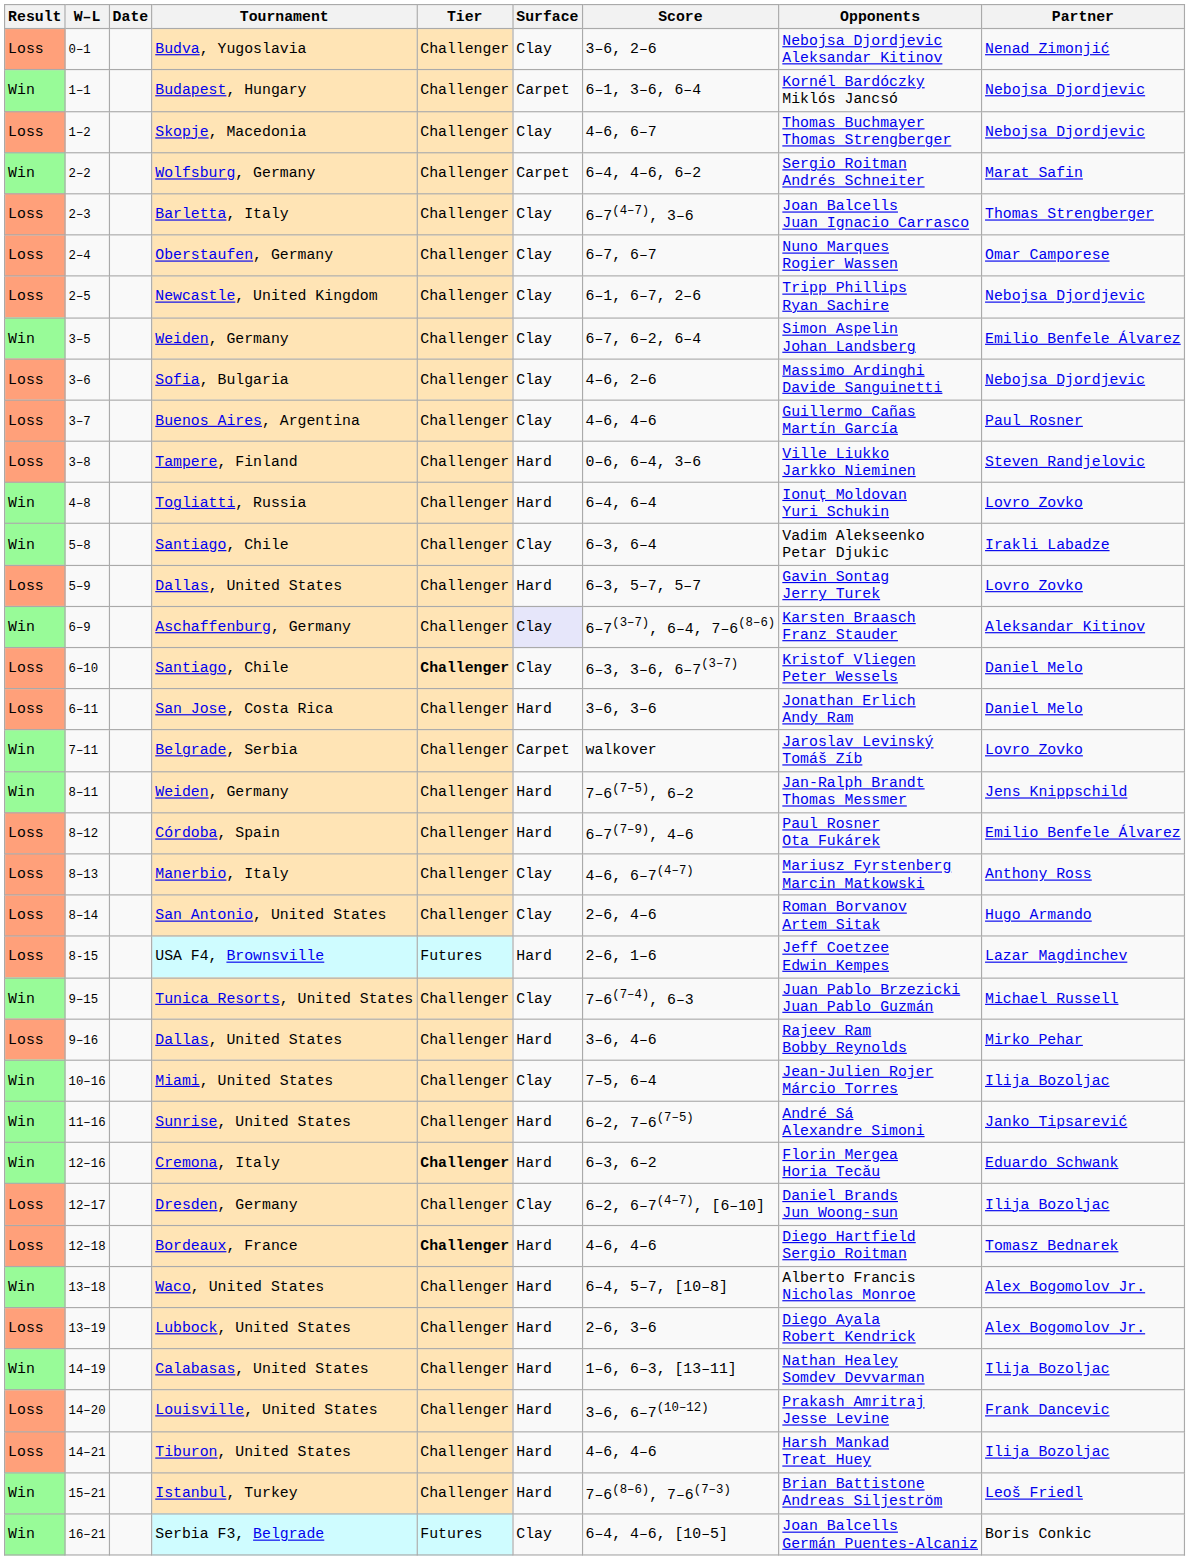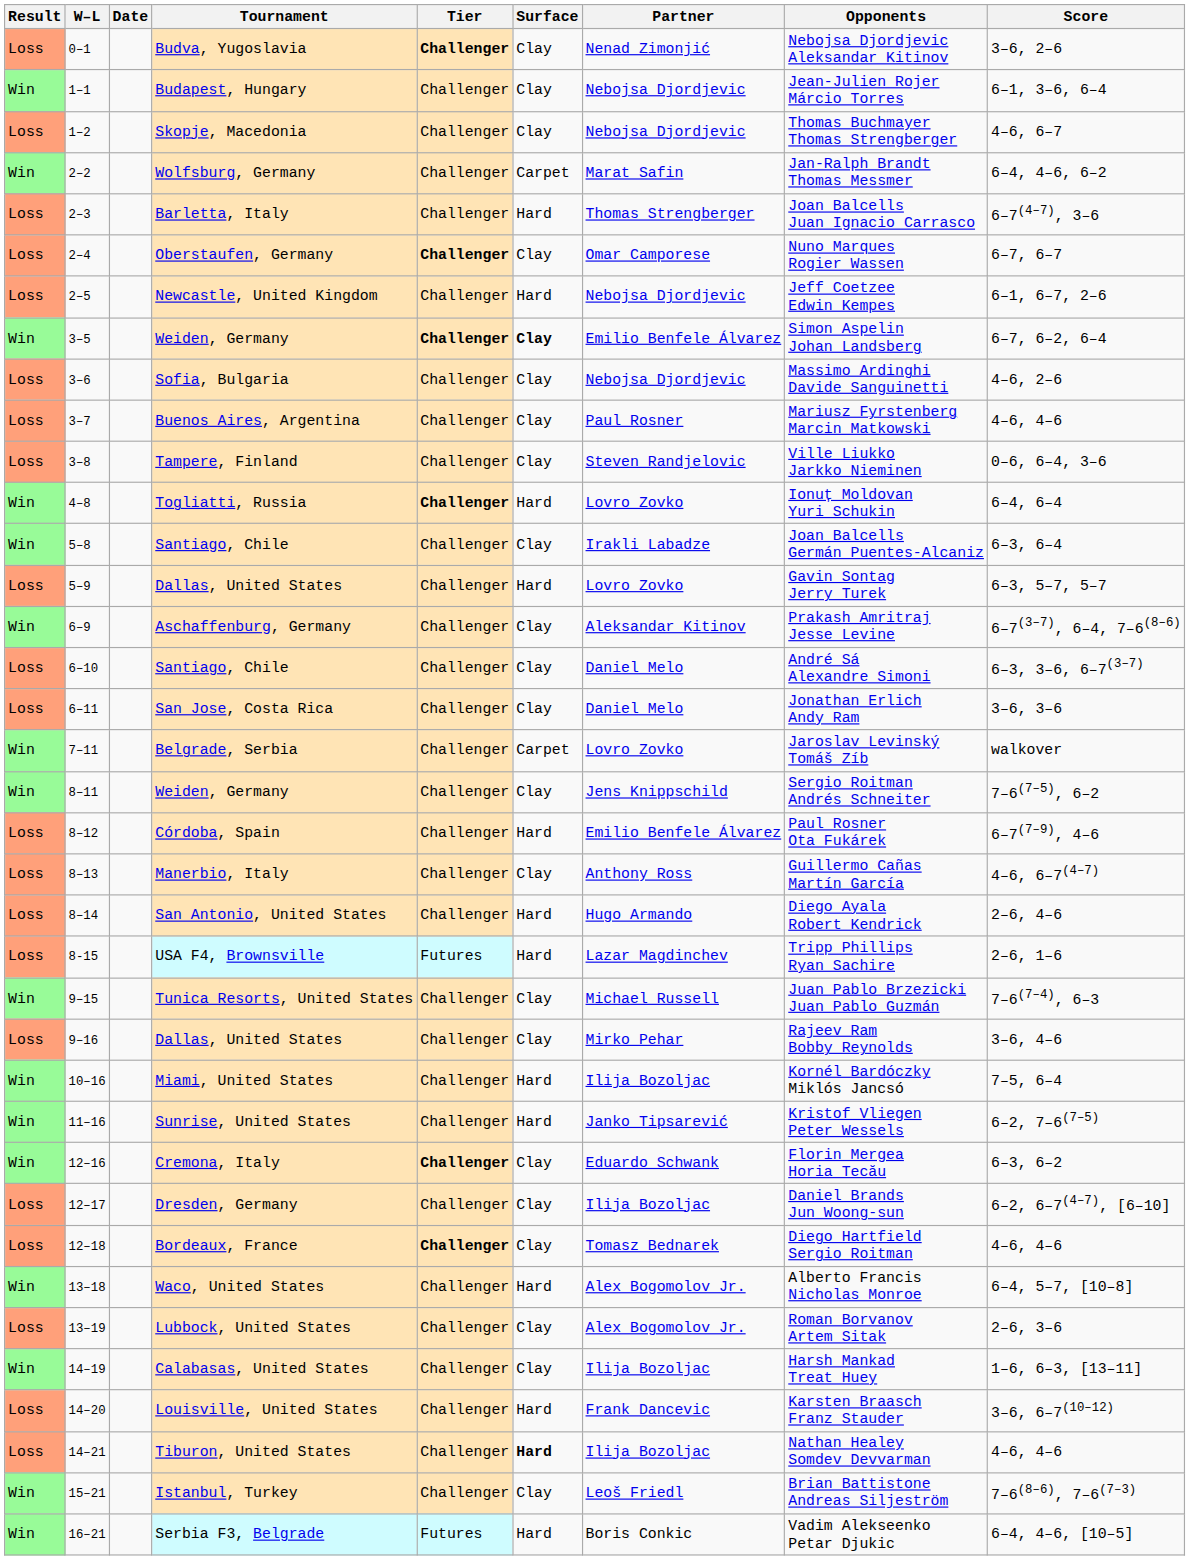columns swapped: (1083, 17) <-> (680, 17)
(465, 49) normal -> (465, 49) bold
(543, 91) Carpet -> (534, 91) Clay
(853, 91) Kornél Bardóczky Miklós Jancsó -> (864, 91) Jean-Julien Rojer Márcio Torres
(853, 173) Sergio Roitman Andrés Schneiter -> (859, 173) Jan-Ralph Brandt Thomas Messmer
(534, 214) Clay -> (534, 214) Hard
(465, 256) normal -> (465, 256) bold
(534, 297) Clay -> (534, 297) Hard
(845, 297) Tripp Phillips Ryan Sachire -> (842, 297) Jeff Coetzee Edwin Kempes
(465, 338) normal -> (465, 338) bold
(534, 338) normal -> (534, 338) bold
(849, 421) Guillermo Cañas Martín García -> (873, 421) Mariusz Fyrstenberg Marcin Matkowski
(534, 462) Hard -> (534, 462) Clay
(465, 503) normal -> (465, 503) bold
(853, 544) Vadim Alekseenko Petar Djukic -> (886, 544) Joan Balcells Germán Puentes-Alcaniz
(534, 627) lavender background -> (534, 627) no background
(849, 627) Karsten Braasch Franz Stauder -> (859, 627) Prakash Amritraj Jesse Levine
(465, 668) bold -> (465, 668) normal
(849, 668) Kristof Vliegen Peter Wessels -> (859, 668) André Sá Alexandre Simoni
(534, 709) Hard -> (534, 709) Clay
(534, 792) Hard -> (534, 792) Clay
(853, 792) Jan-Ralph Brandt Thomas Messmer -> (859, 792) Sergio Roitman Andrés Schneiter
(867, 874) Mariusz Fyrstenberg Marcin Matkowski -> (855, 874) Guillermo Cañas Martín García
(534, 916) Clay -> (534, 916) Hard
(845, 916) Roman Borvanov Artem Sitak -> (855, 916) Diego Ayala Robert Kendrick
(836, 957) Jeff Coetzee Edwin Kempes -> (851, 957) Tripp Phillips Ryan Sachire
(534, 1039) Hard -> (534, 1039) Clay
(534, 1081) Clay -> (534, 1081) Hard
(858, 1081) Jean-Julien Rojer Márcio Torres -> (859, 1081) Kornél Bardóczky Miklós Jancsó
(853, 1122) André Sá Alexandre Simoni -> (855, 1122) Kristof Vliegen Peter Wessels
(534, 1163) Hard -> (534, 1163) Clay
(534, 1246) Hard -> (534, 1246) Clay
(534, 1328) Hard -> (534, 1328) Clay
(849, 1328) Diego Ayala Robert Kendrick -> (851, 1328) Roman Borvanov Artem Sitak
(534, 1369) Hard -> (534, 1369) Clay
(853, 1369) Nathan Healey Somdev Devvarman -> (842, 1369) Harsh Mankad Treat Huey
(853, 1411) Prakash Amritraj Jesse Levine -> (855, 1411) Karsten Braasch Franz Stauder
(534, 1452) normal -> (534, 1452) bold
(836, 1452) Harsh Mankad Treat Huey -> (859, 1452) Nathan Healey Somdev Devvarman
(534, 1493) Hard -> (534, 1493) Clay
(534, 1534) Clay -> (534, 1534) Hard
(880, 1534) Joan Balcells Germán Puentes-Alcaniz -> (859, 1534) Vadim Alekseenko Petar Djukic
